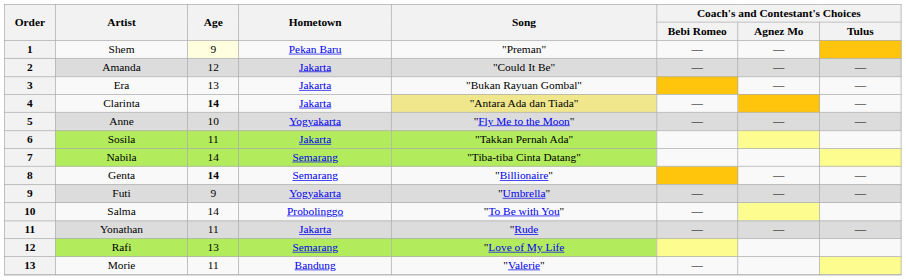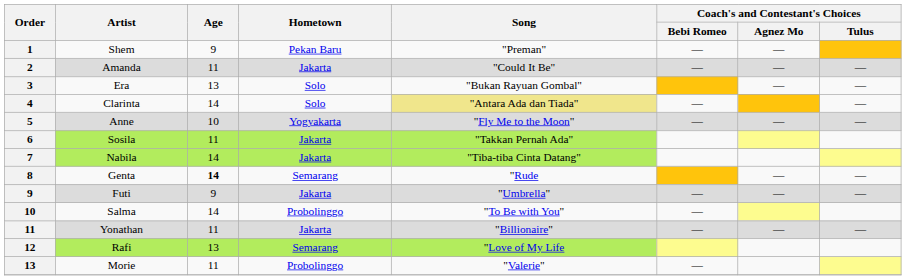(213, 49) lightyellow background -> (213, 49) no background
(213, 67) 12 -> (213, 67) 11
(315, 85) Jakarta -> (315, 85) Solo
(213, 103) bold -> (213, 103) normal
(315, 103) Jakarta -> (315, 103) Solo
(315, 157) Semarang -> (315, 157) Jakarta
(524, 175) "Billionaire" -> (524, 175) "Rude
(315, 193) Yogyakarta -> (315, 193) Jakarta
(524, 229) "Rude -> (524, 229) "Billionaire"
(315, 265) Bandung -> (315, 265) Probolinggo
